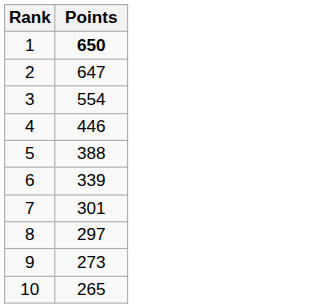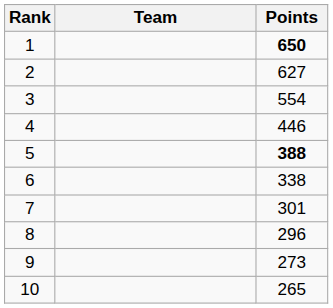+ column: (155, 18)
(91, 72) 647 -> (292, 72) 627
(91, 153) normal -> (292, 153) bold
(91, 180) 339 -> (292, 180) 338
(91, 235) 297 -> (292, 235) 296
